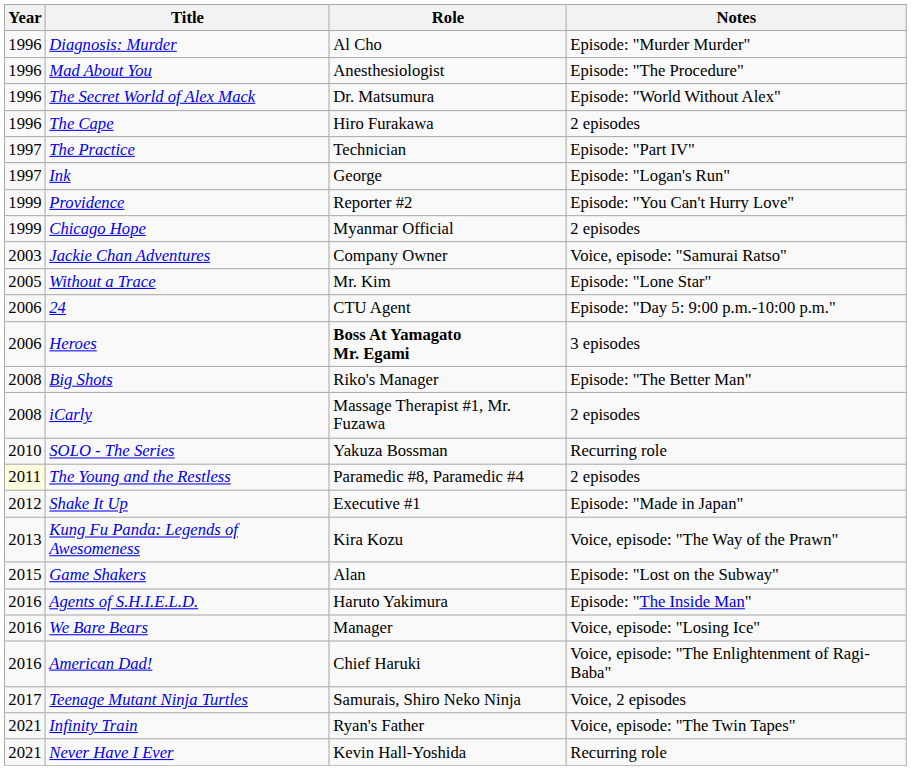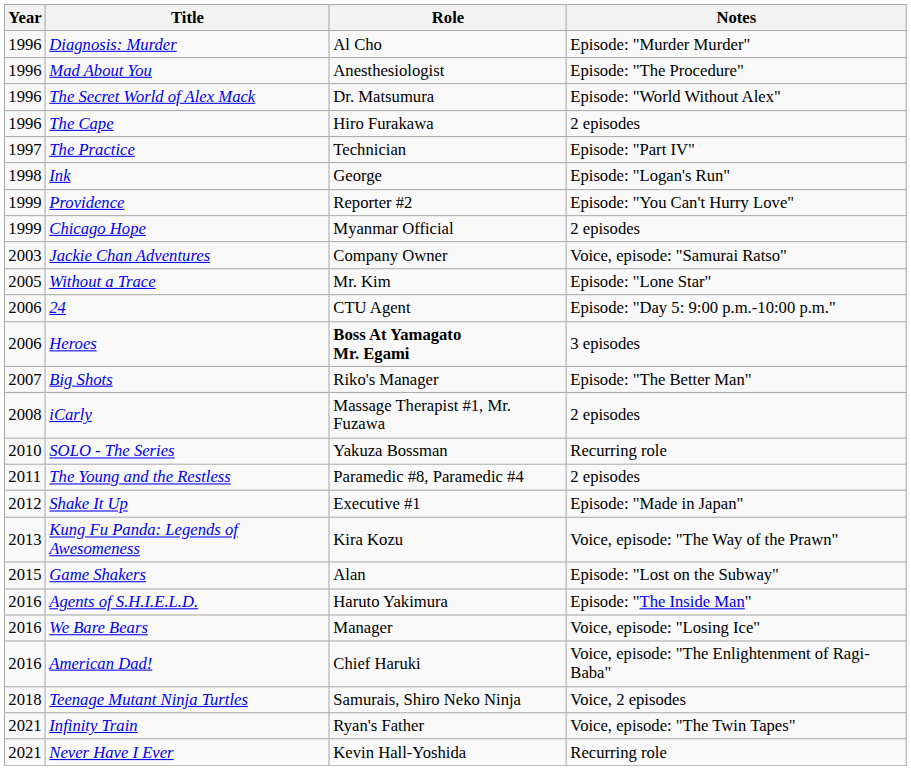(25, 176) 1997 -> (25, 176) 1998
(25, 379) 2008 -> (25, 379) 2007
(25, 477) lightyellow background -> (25, 477) no background
(25, 699) 2017 -> (25, 699) 2018
